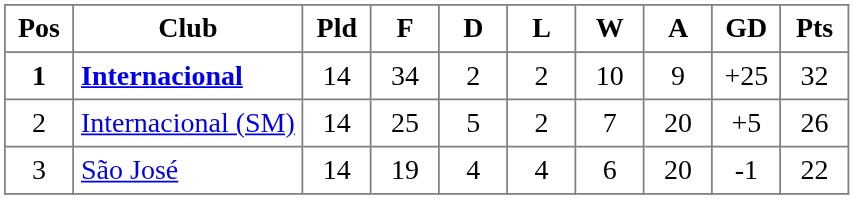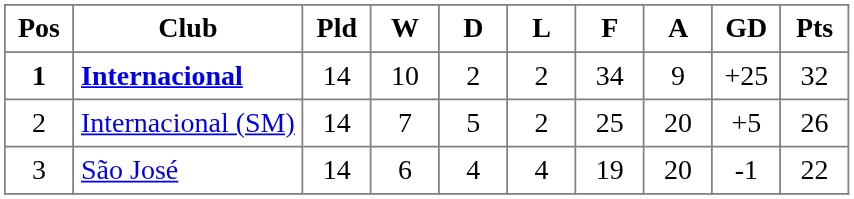columns swapped: (610, 28) <-> (405, 28)
